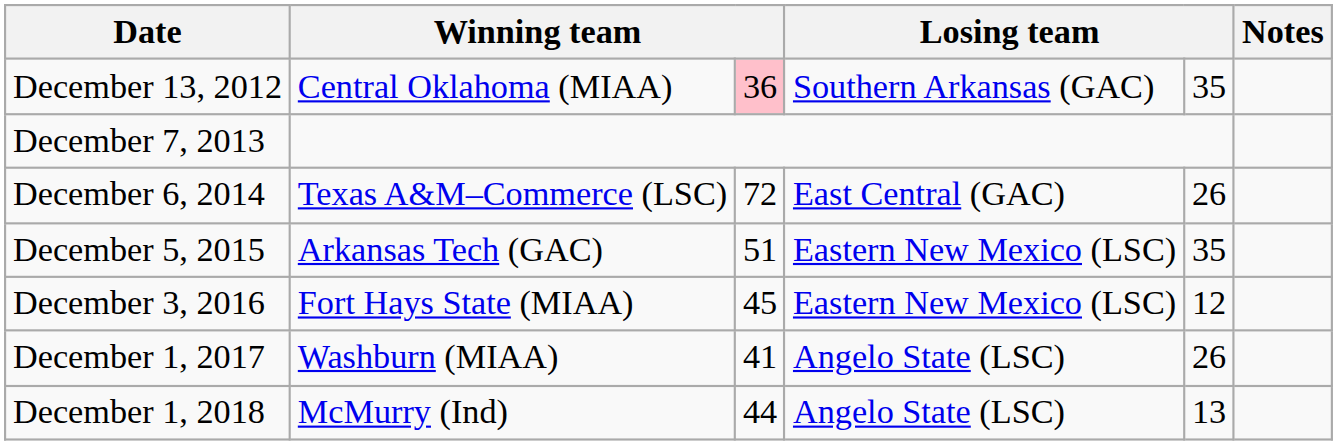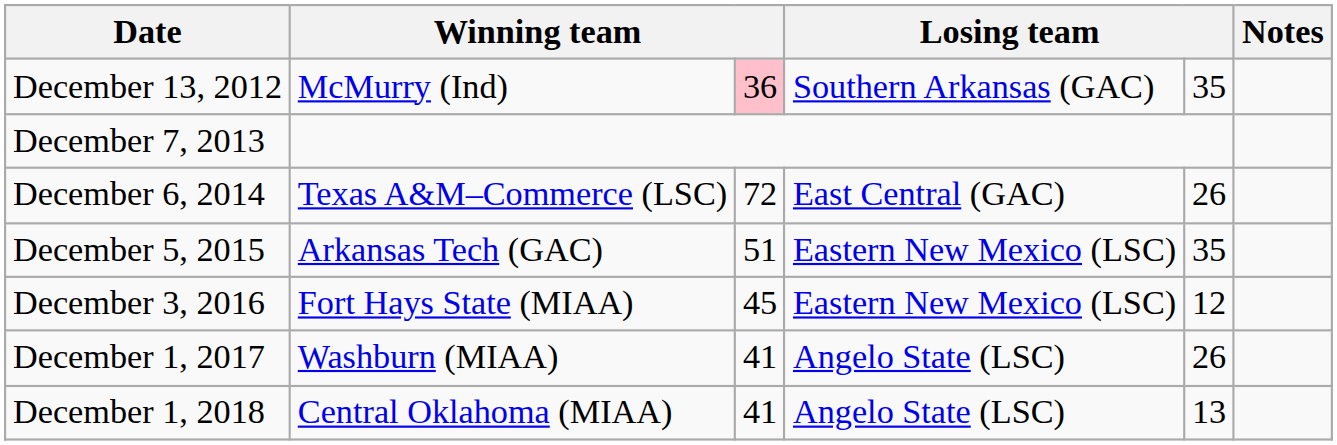(485, 85) Central Oklahoma (MIAA) -> (403, 85) McMurry (Ind)
(403, 411) McMurry (Ind) -> (485, 411) Central Oklahoma (MIAA)
(760, 411) 44 -> (760, 411) 41
